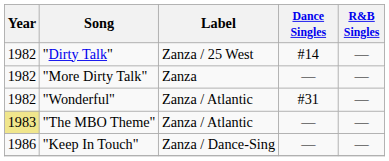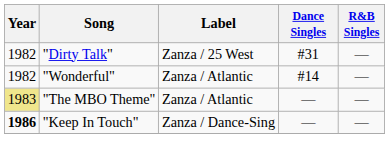(308, 54) #14 -> (308, 54) #31
- row: (95, 76)
(308, 99) #31 -> (308, 76) #14
(22, 144) normal -> (22, 122) bold
